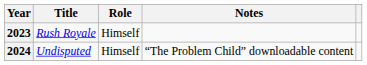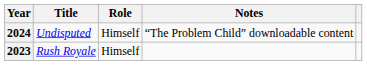rows swapped: (19, 32) <-> (19, 51)
